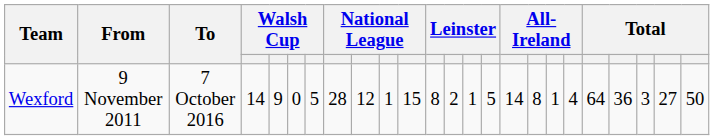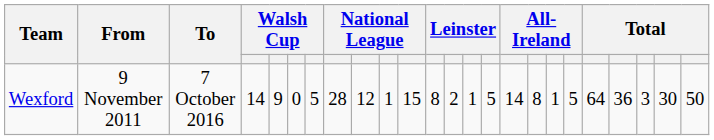(573, 98) 4 -> (573, 98) 5
(668, 98) 27 -> (668, 98) 30
